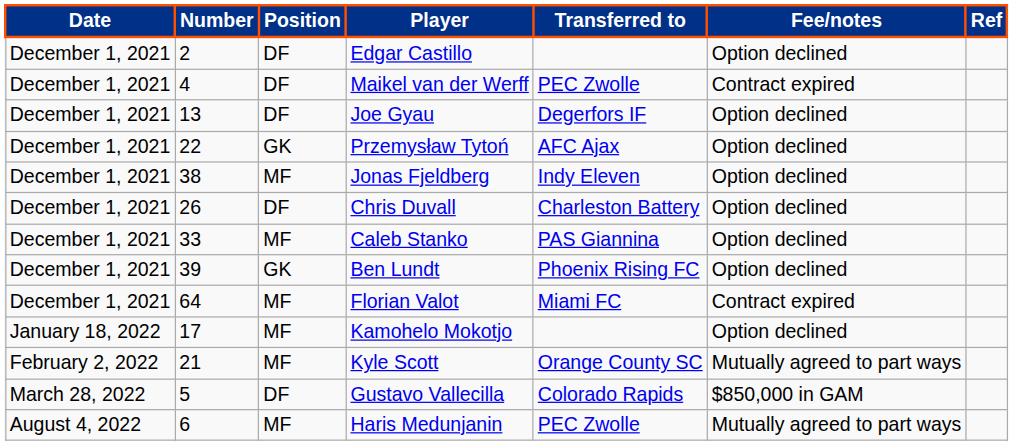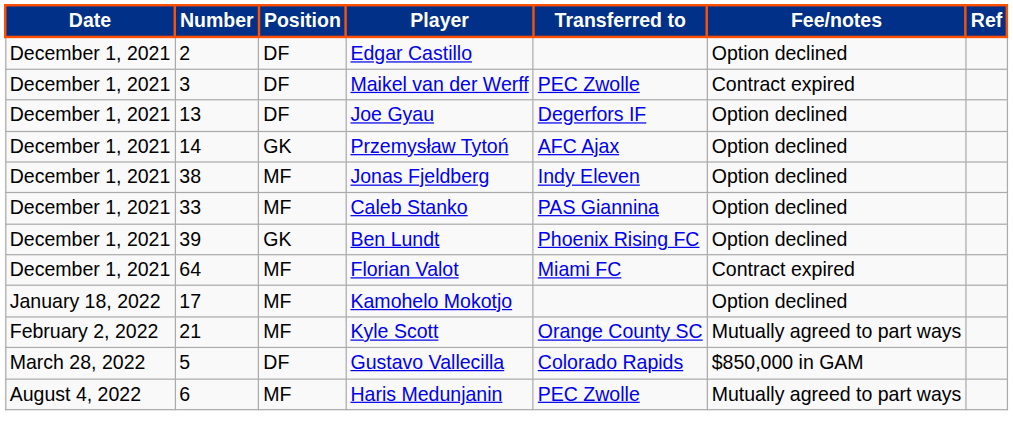(185, 84) 4 -> (185, 84) 3
(190, 146) 22 -> (190, 146) 14
- row: (403, 208)
